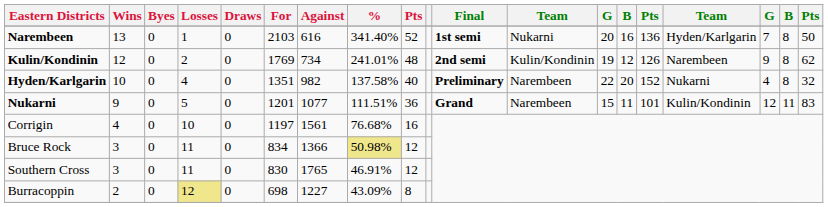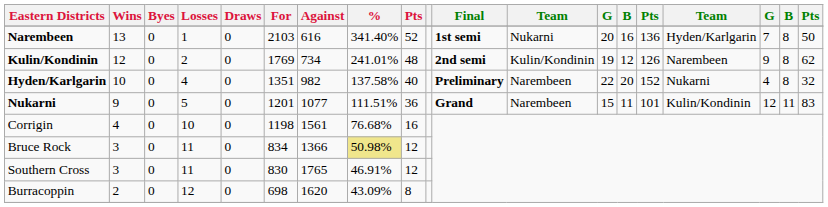(281, 125) 1197 -> (281, 125) 1198
(188, 190) khaki background -> (188, 190) no background
(314, 190) 1227 -> (314, 190) 1620
